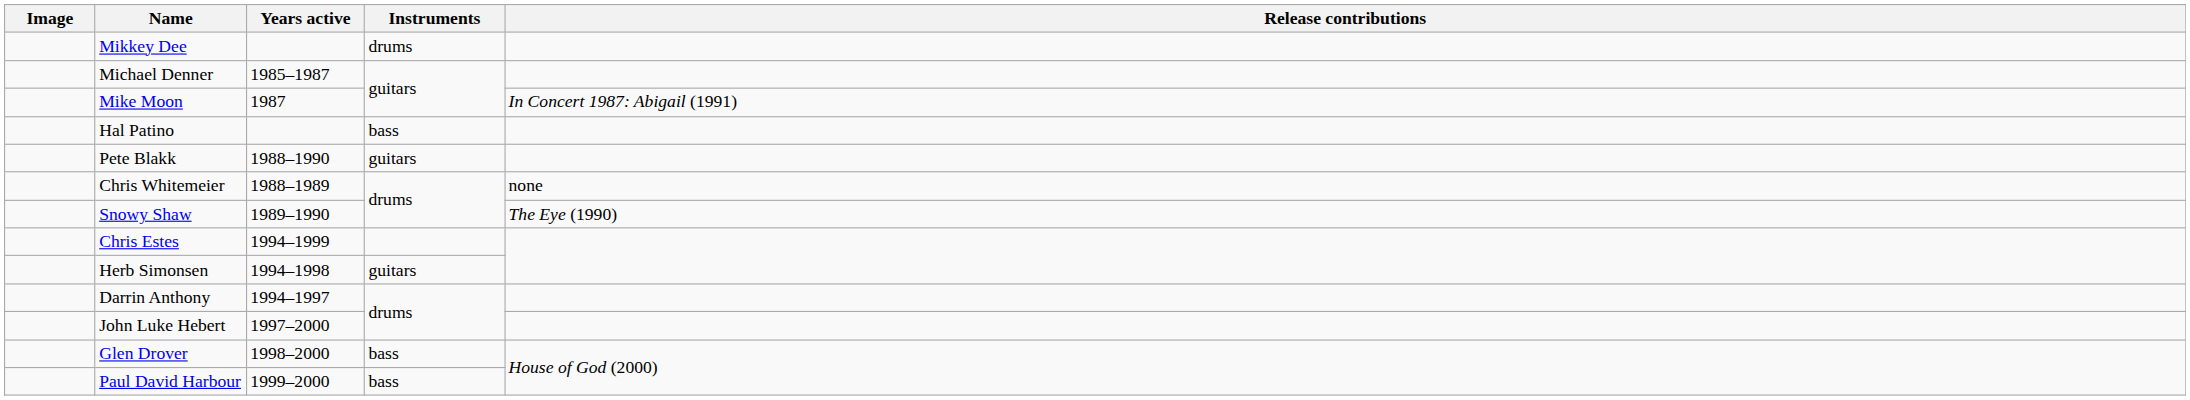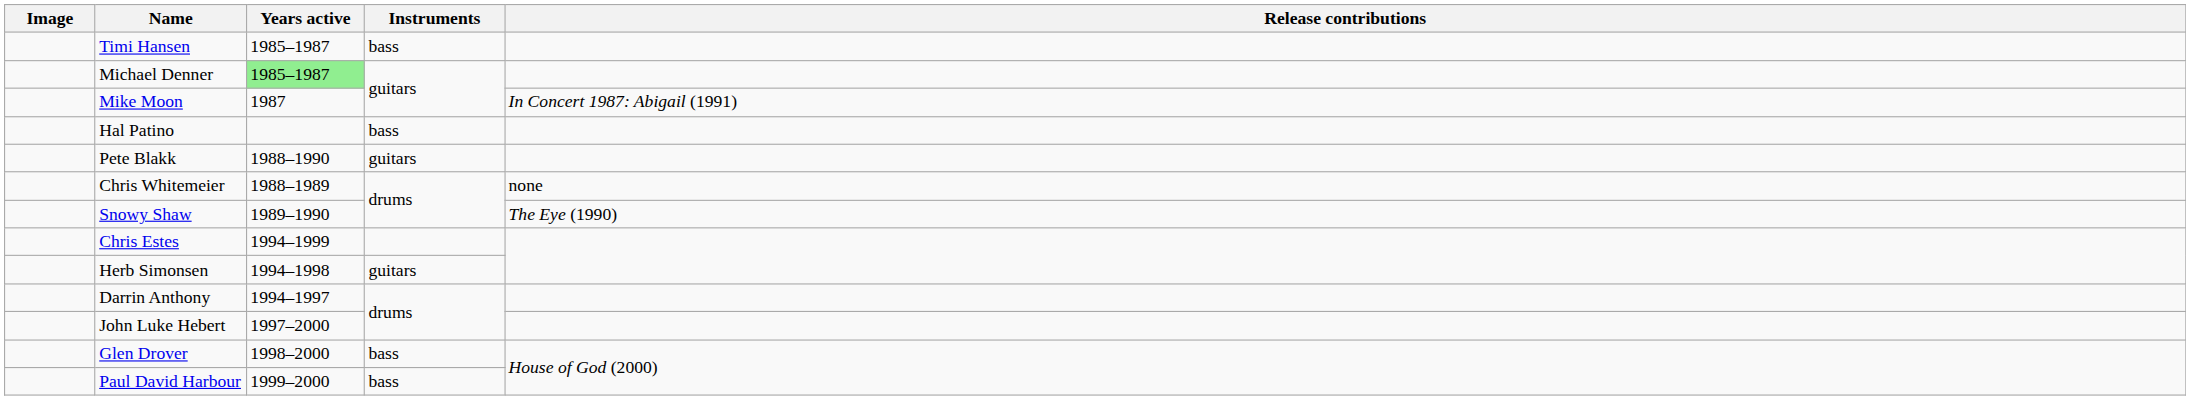- row: (143, 46)
+ row: (145, 46)
(290, 74) no background -> (290, 74) lightgreen background
